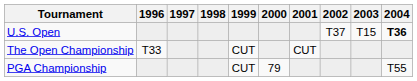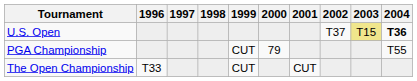(366, 32) no background -> (366, 32) khaki background
rows swapped: (70, 50) <-> (57, 68)
